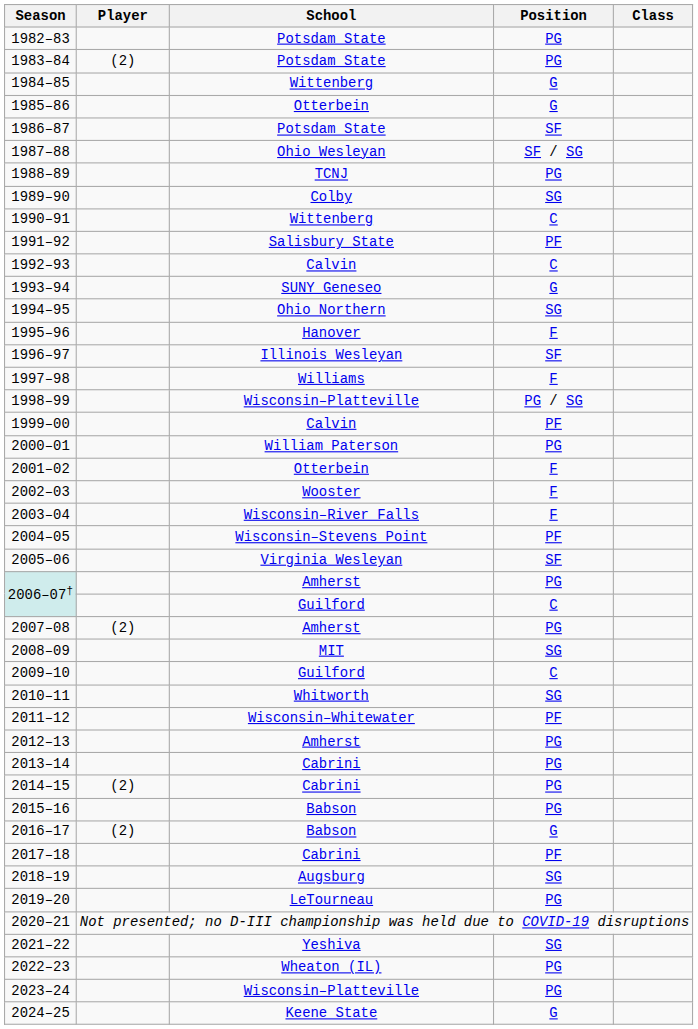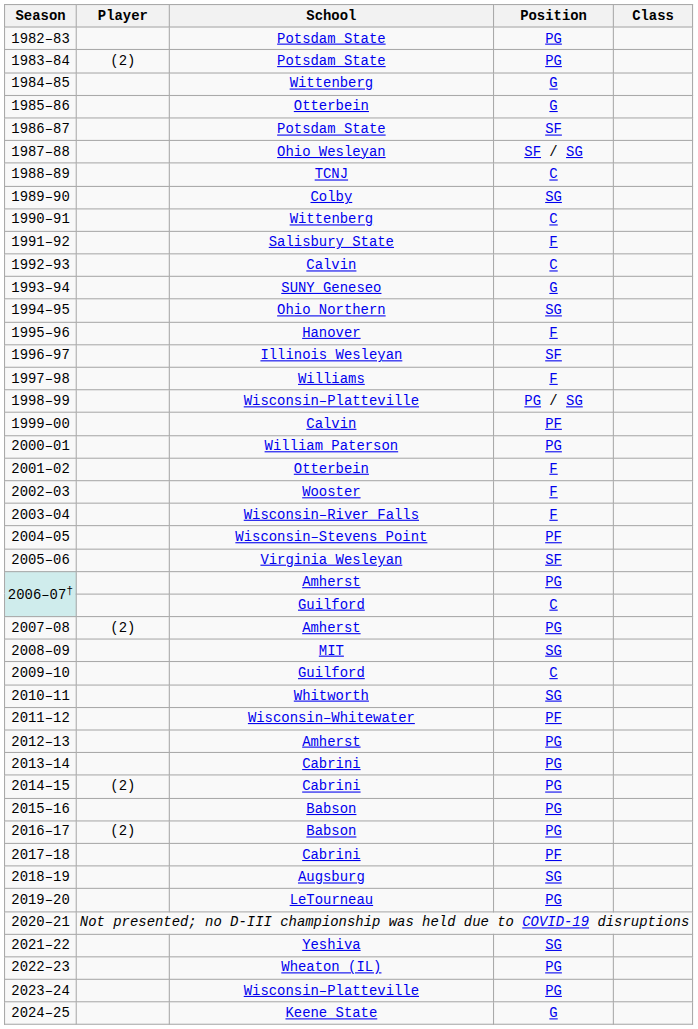(554, 175) PG -> (554, 175) C
(554, 243) PF -> (554, 243) F
(554, 832) G -> (554, 832) PG
